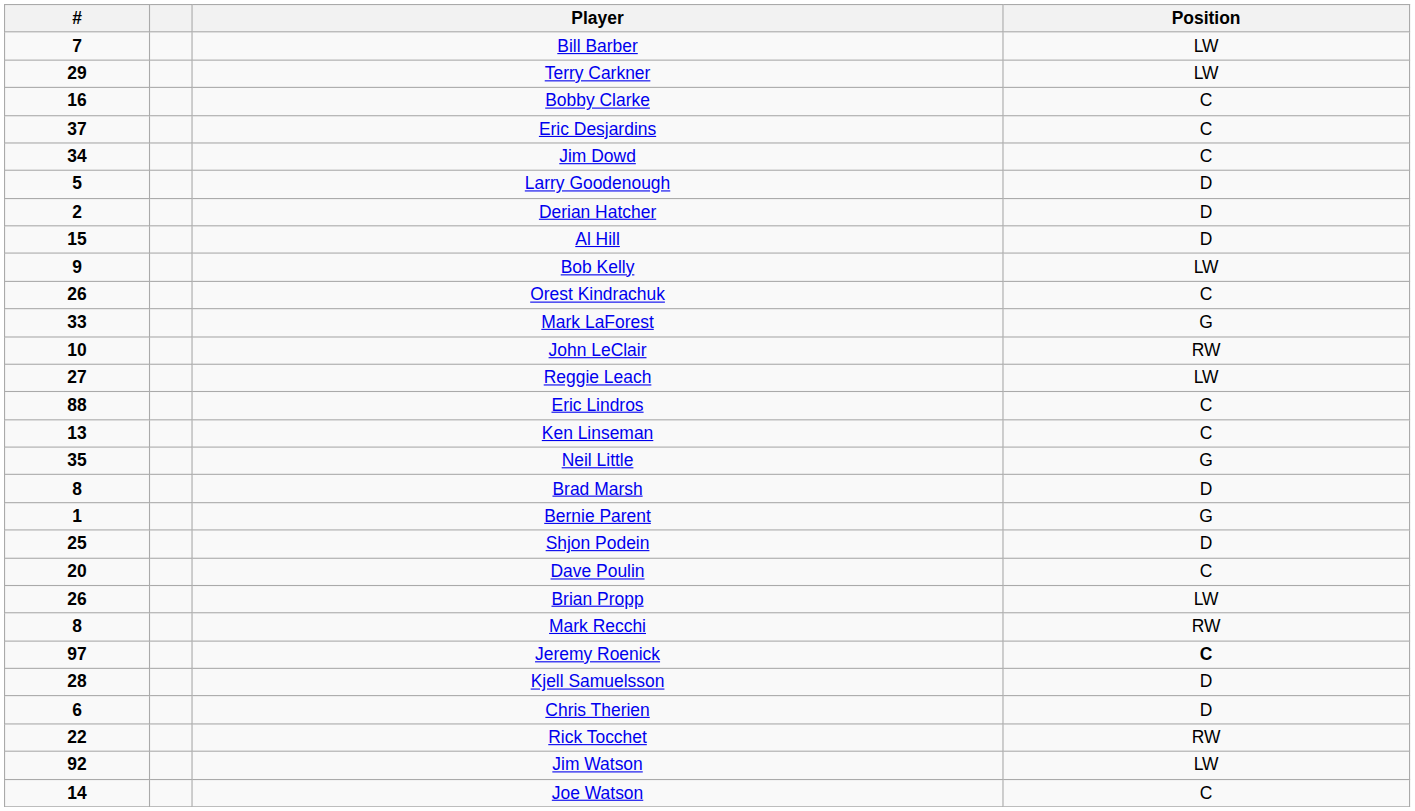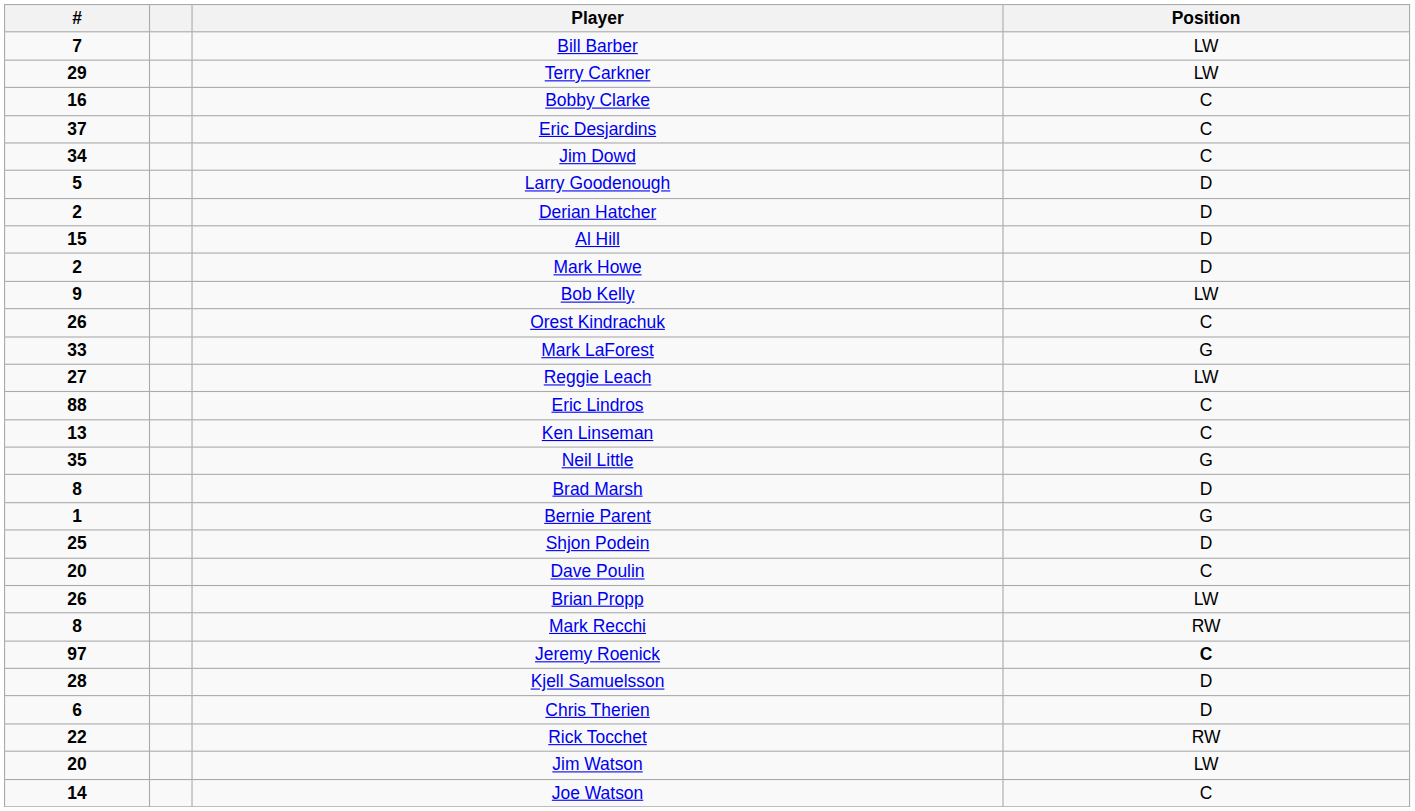+ row: (598, 267)
- row: (598, 350)
(77, 765) 92 -> (77, 765) 20
